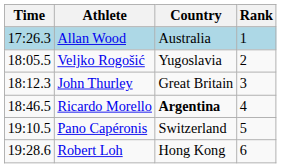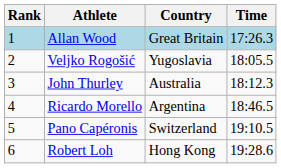columns swapped: (256, 15) <-> (29, 15)
(185, 38) Australia -> (186, 38) Great Britain
(196, 83) Great Britain -> (175, 83) Australia
(189, 106) bold -> (177, 106) normal
